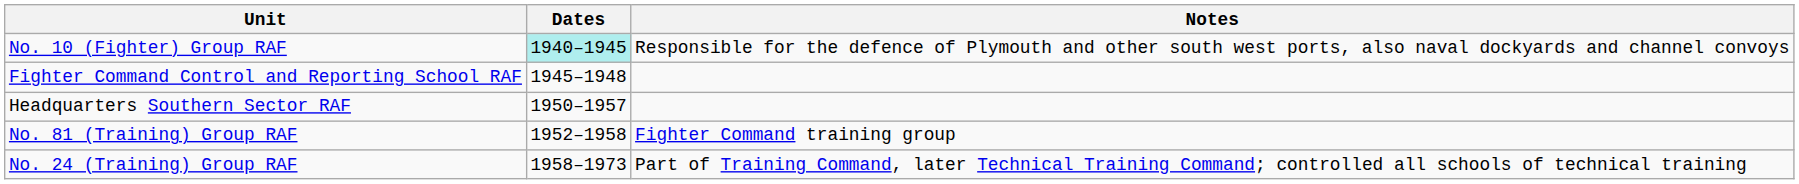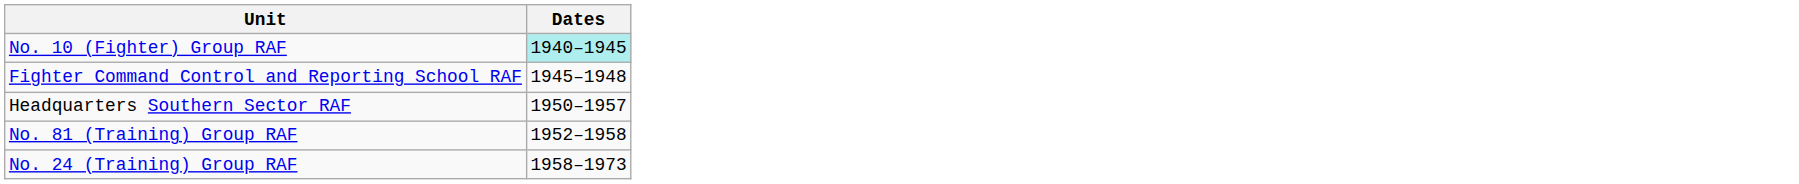- column: (1212, 19)
